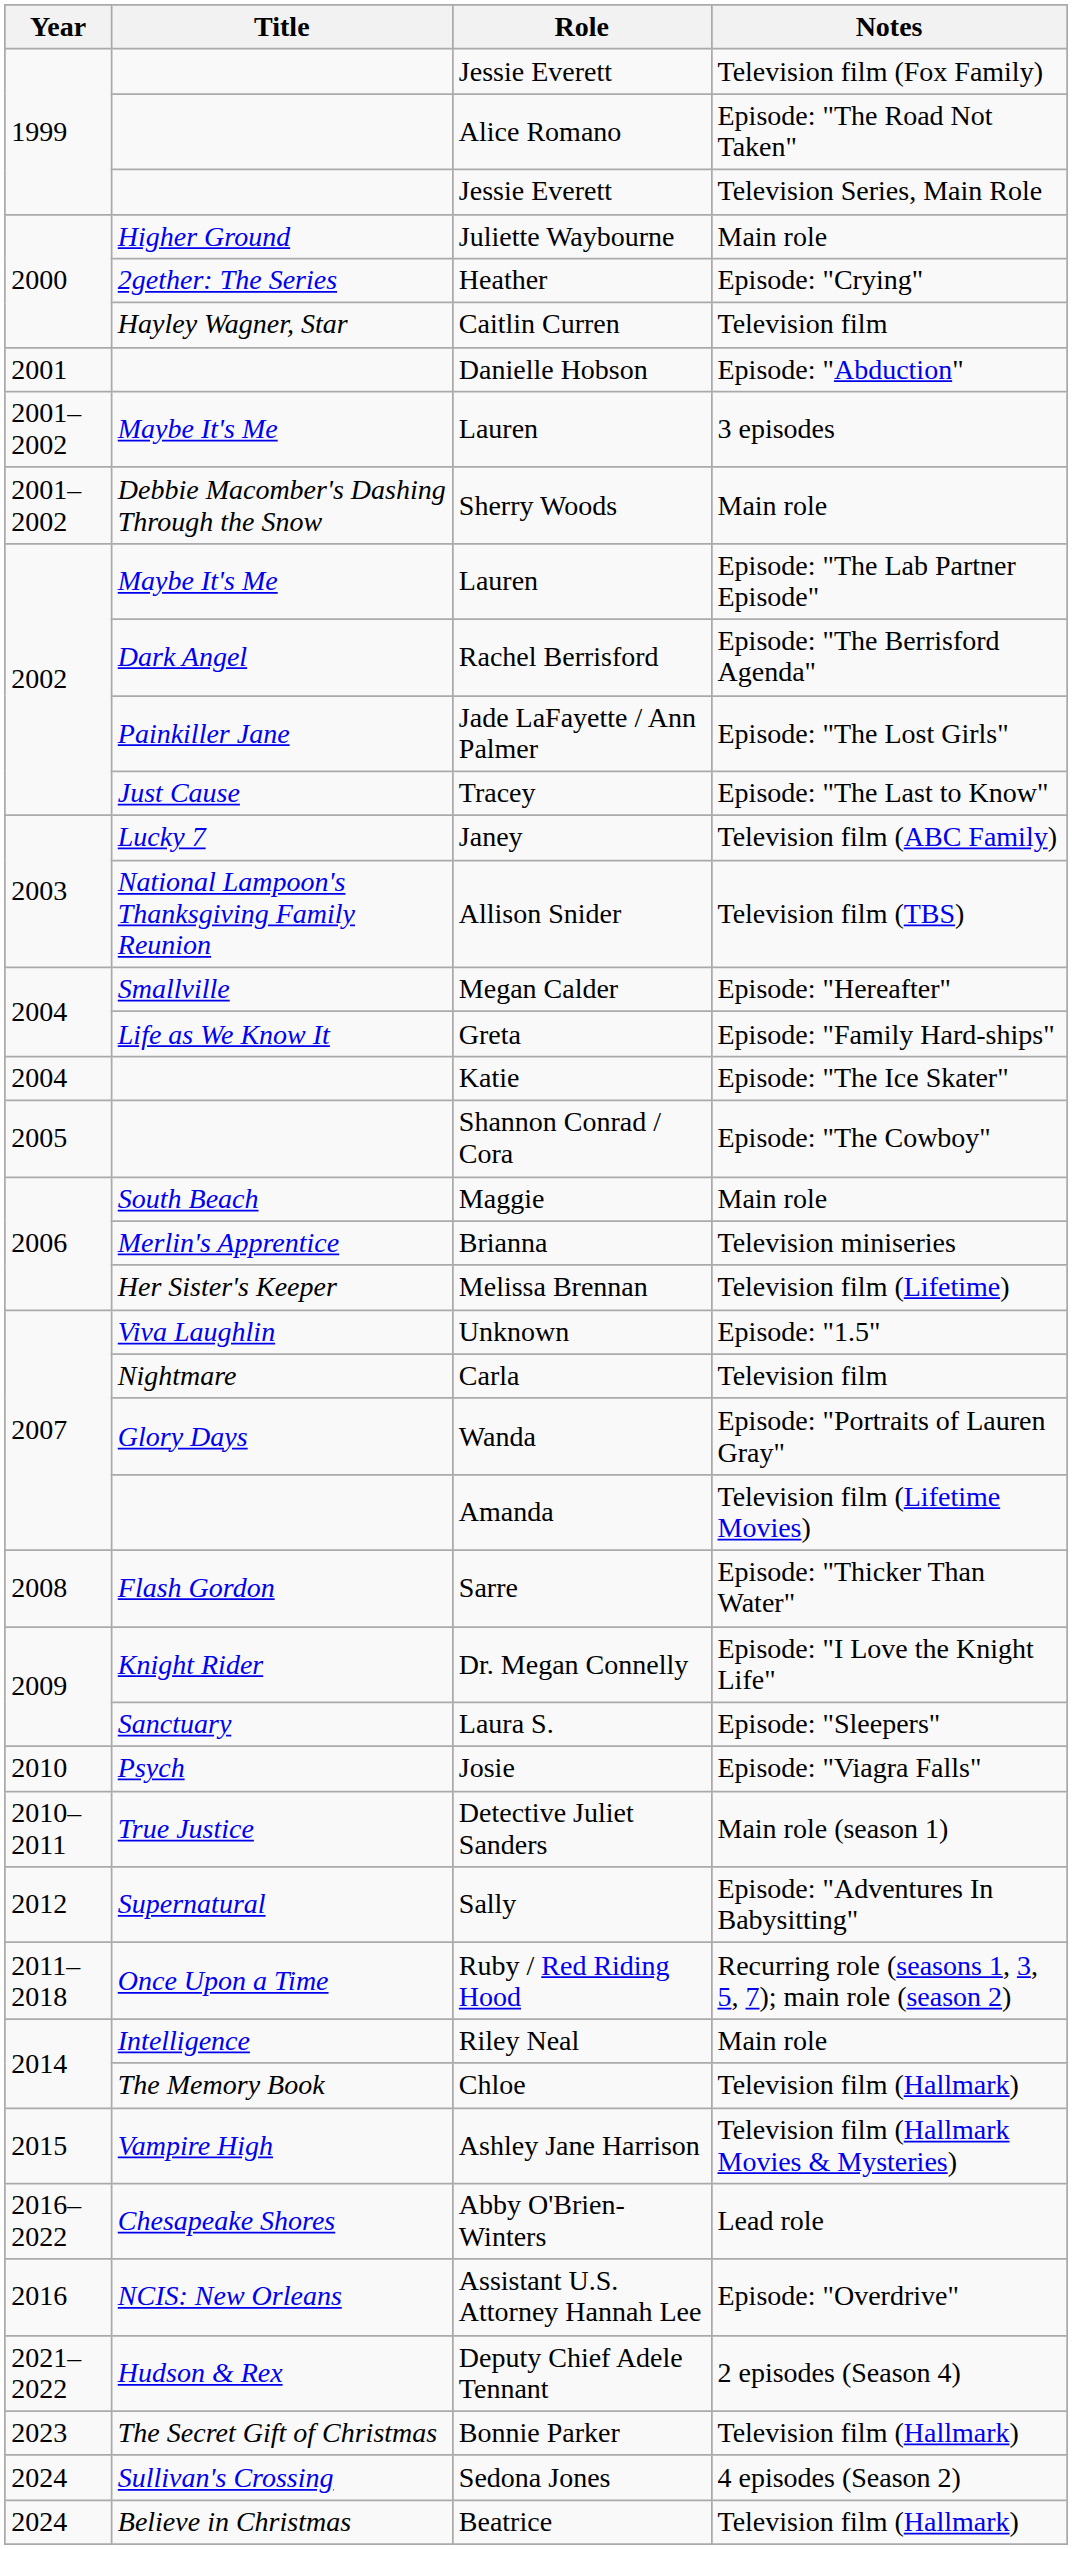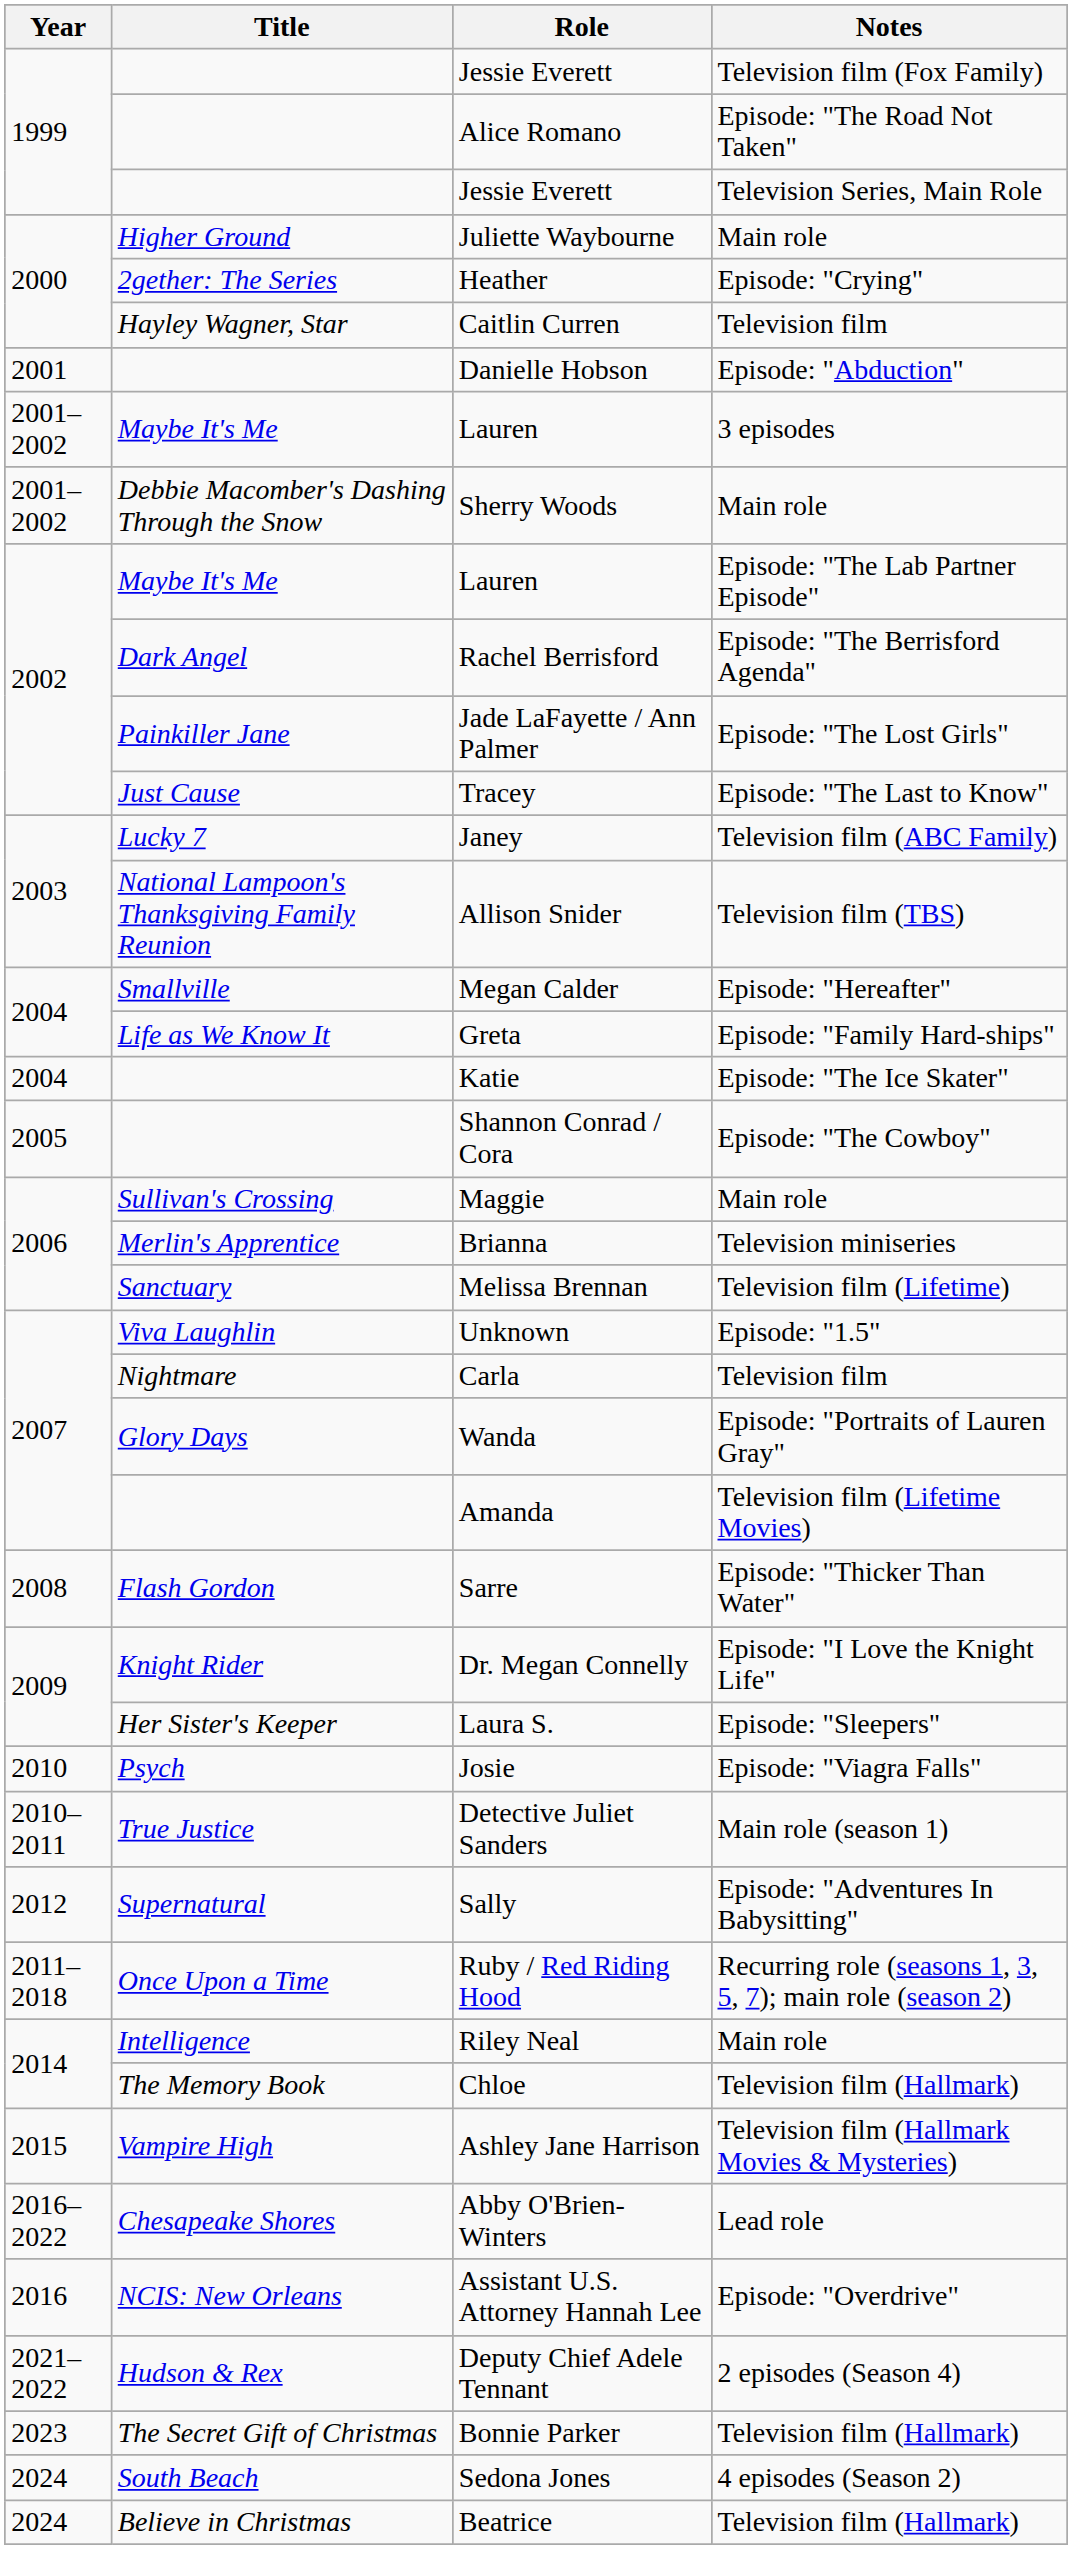(188, 1198) South Beach -> (226, 1198) Sullivan's Crossing
(227, 1287) Her Sister's Keeper -> (175, 1287) Sanctuary
(175, 1723) Sanctuary -> (227, 1723) Her Sister's Keeper
(226, 2477) Sullivan's Crossing -> (188, 2477) South Beach
